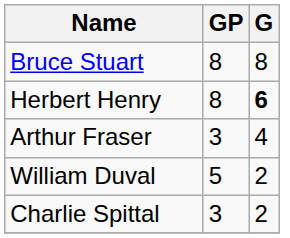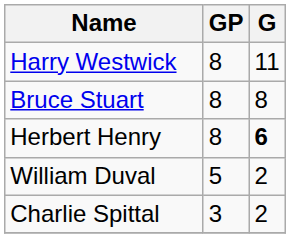+ row: (93, 61)
- row: (81, 137)
